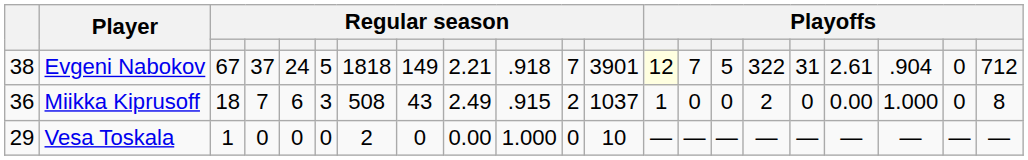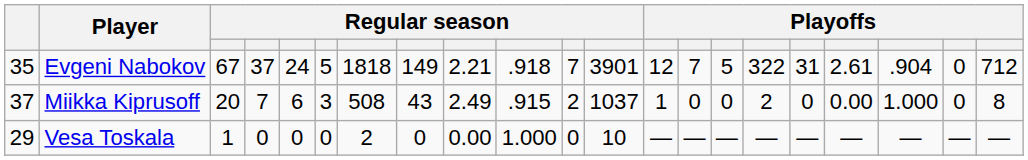(22, 67) 38 -> (22, 67) 35
(661, 67) lightyellow background -> (661, 67) no background
(22, 102) 36 -> (22, 102) 37
(228, 102) 18 -> (228, 102) 20
